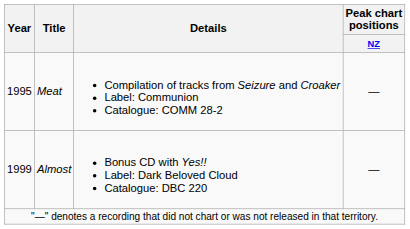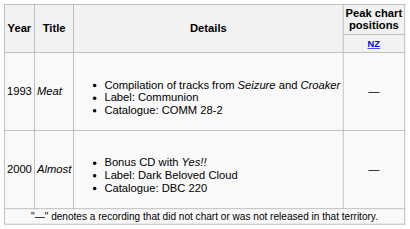(19, 91) 1995 -> (19, 91) 1993
(19, 169) 1999 -> (19, 169) 2000
